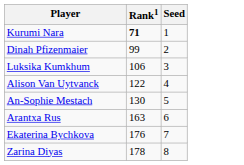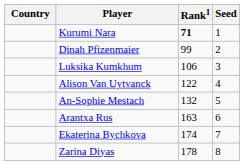+ column: (30, 14)
(137, 100) 130 -> (189, 100) 132
(137, 134) 176 -> (189, 134) 174
